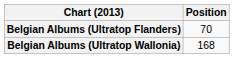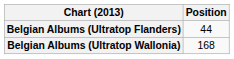(206, 29) 70 -> (206, 29) 44
